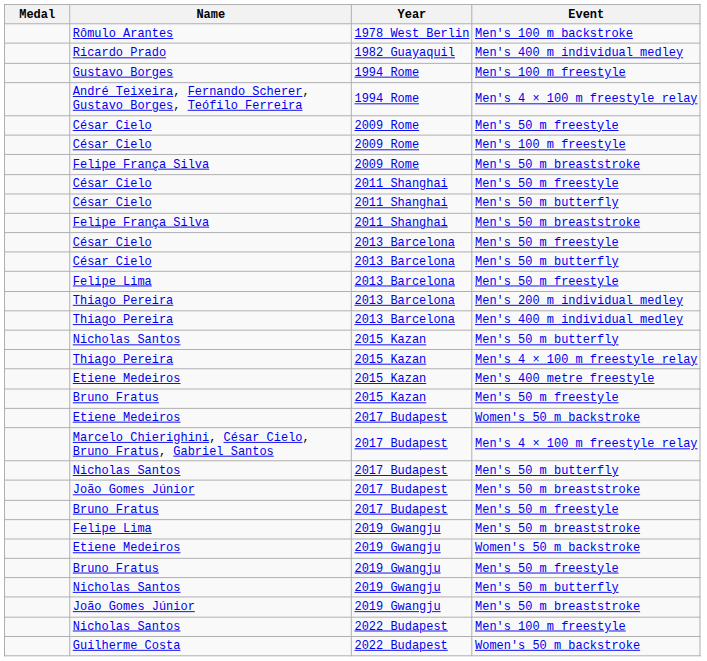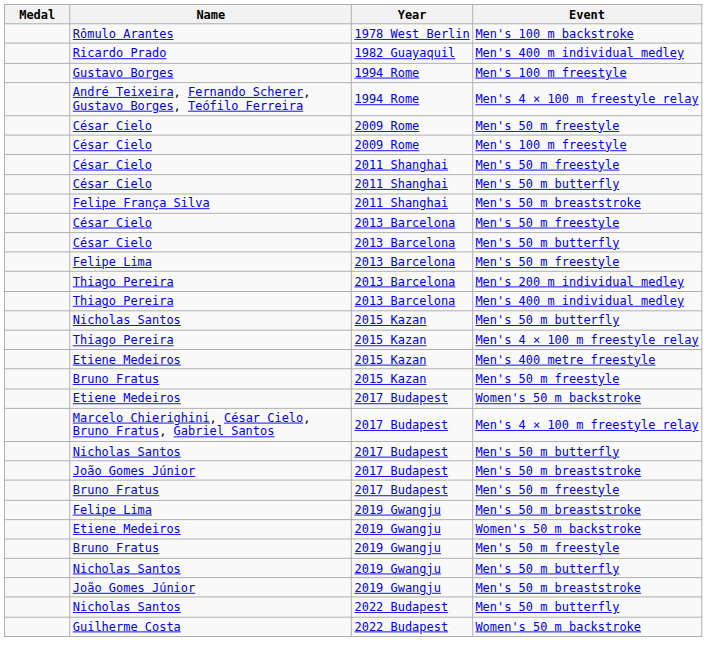- row: (141, 164)
(550, 627) Men's 100 m freestyle -> (547, 607) Men's 50 m butterfly
